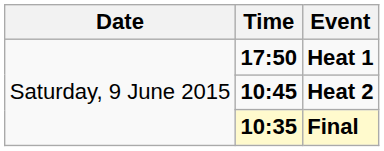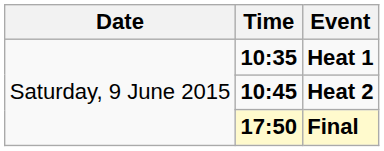(269, 57) 17:50 -> (269, 57) 10:35
(269, 127) 10:35 -> (269, 127) 17:50
